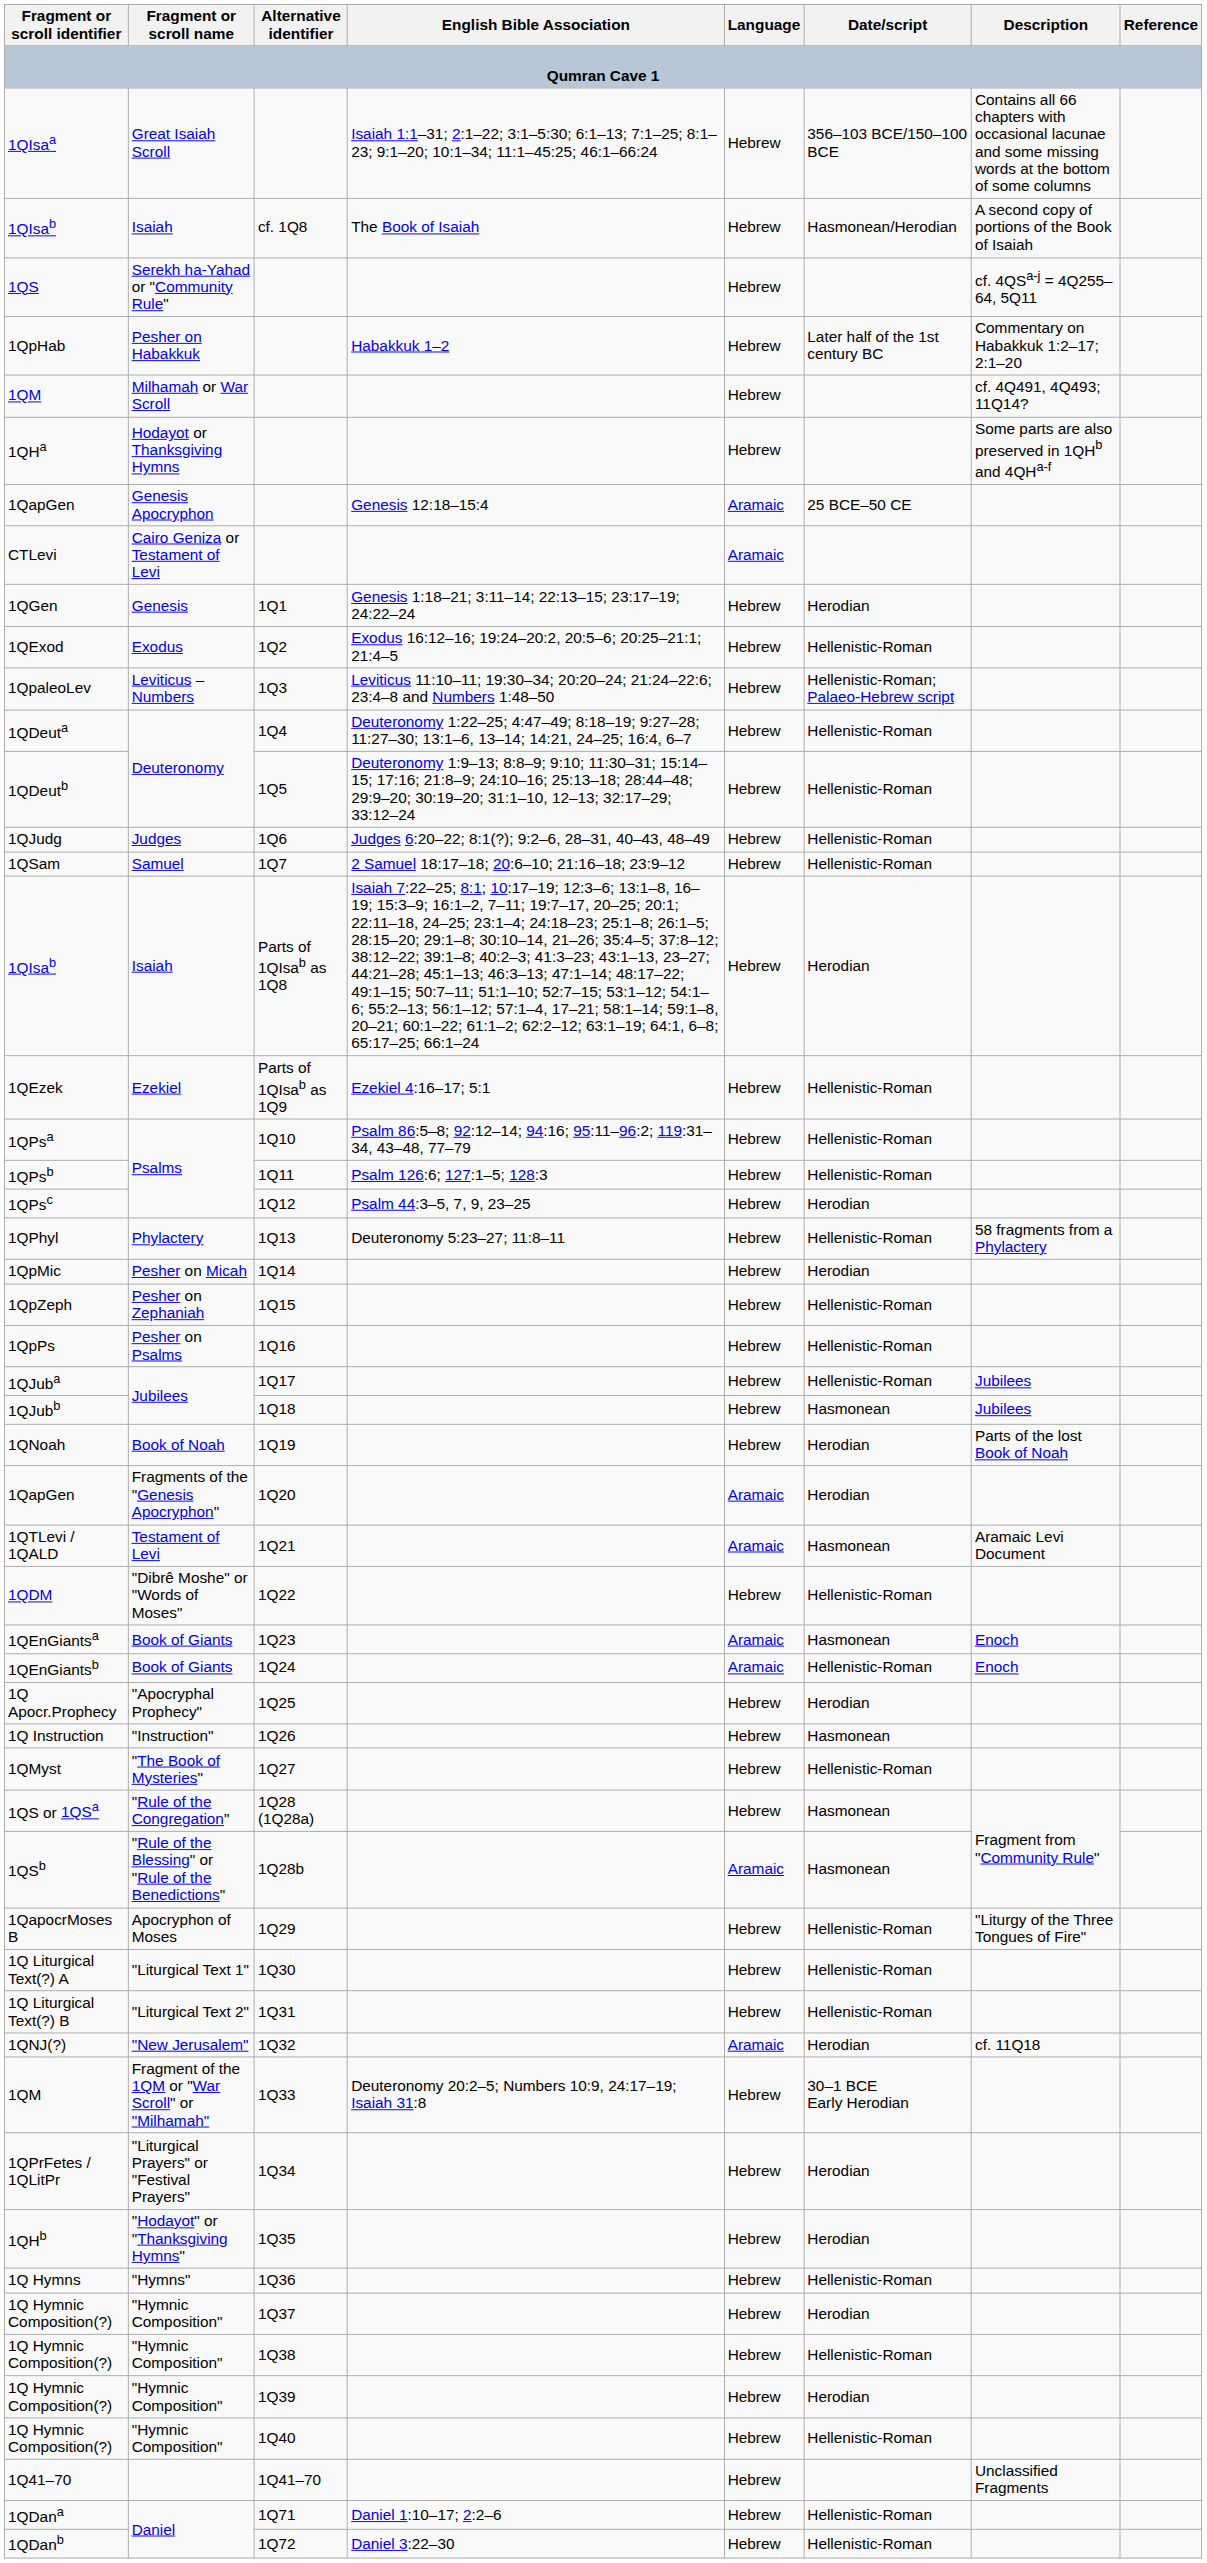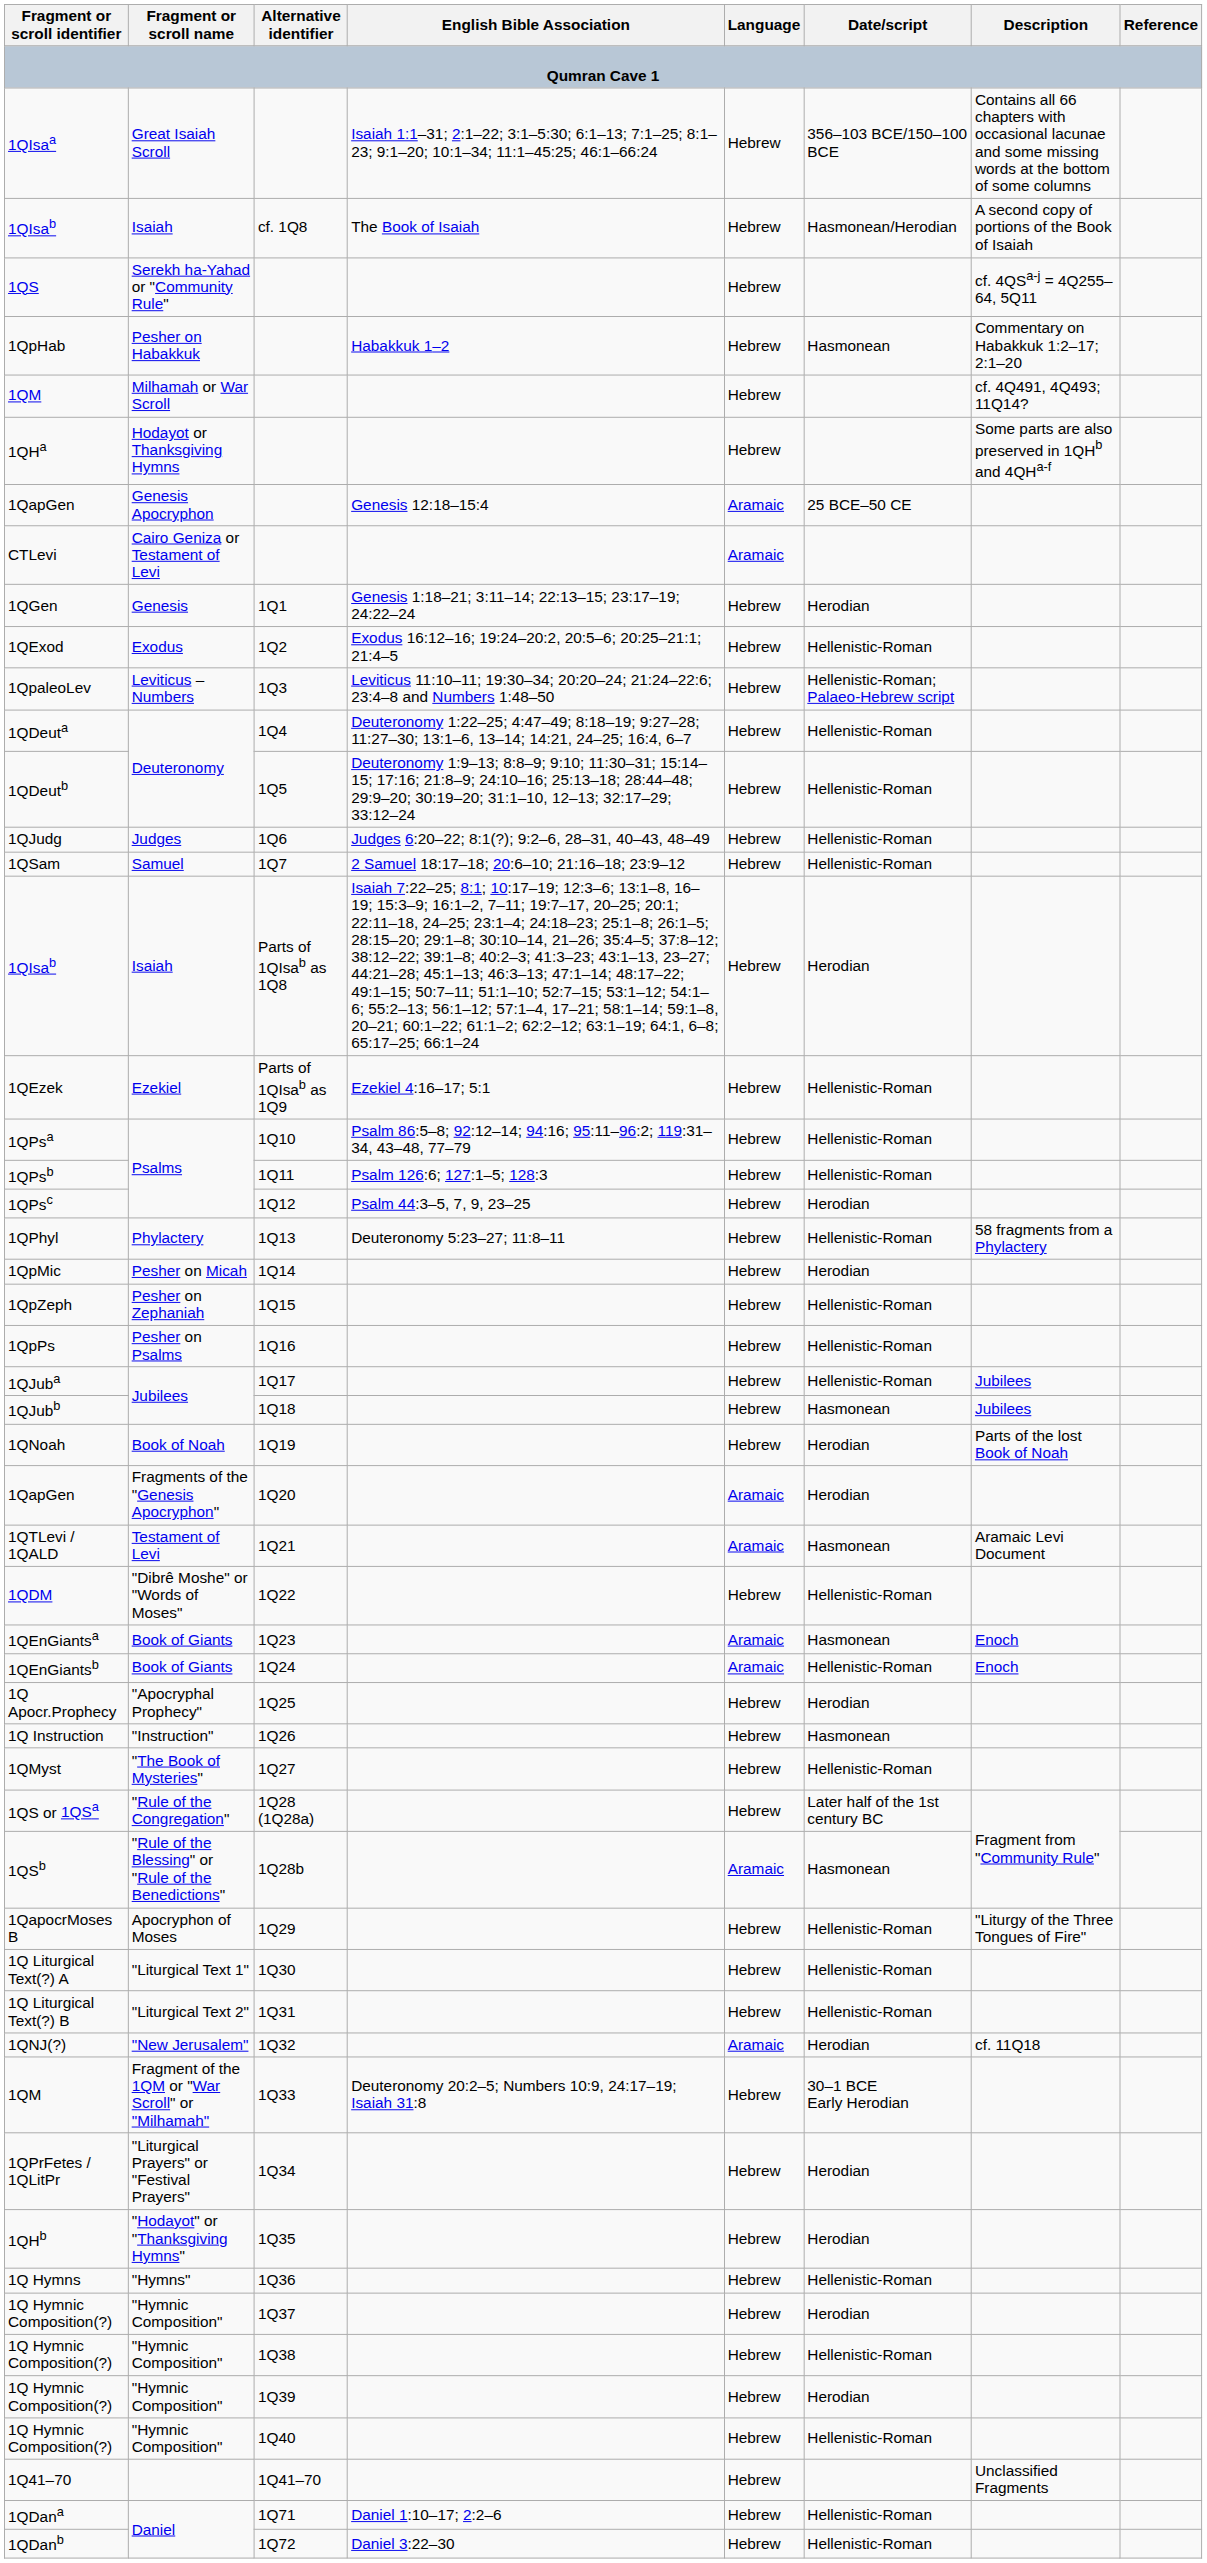(873, 345) Later half of the 1st century BC -> (849, 345) Hasmonean
(849, 1810) Hasmonean -> (873, 1810) Later half of the 1st century BC
